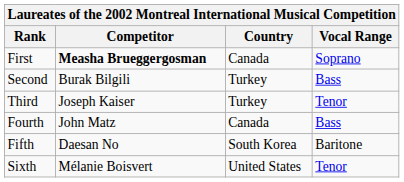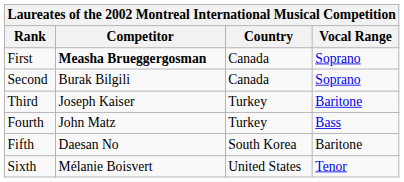(248, 79) Turkey -> (249, 79) Canada
(328, 79) Bass -> (338, 79) Soprano
(331, 101) Tenor -> (339, 101) Baritone
(249, 123) Canada -> (248, 123) Turkey
